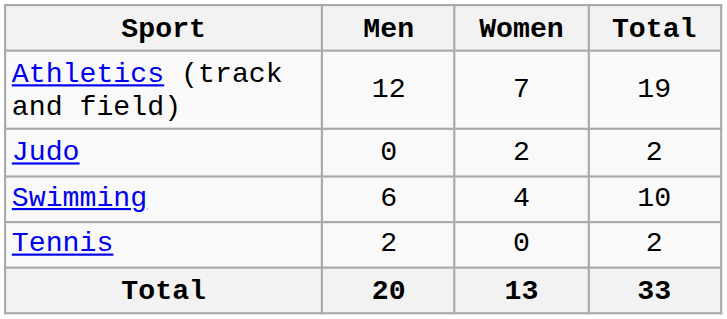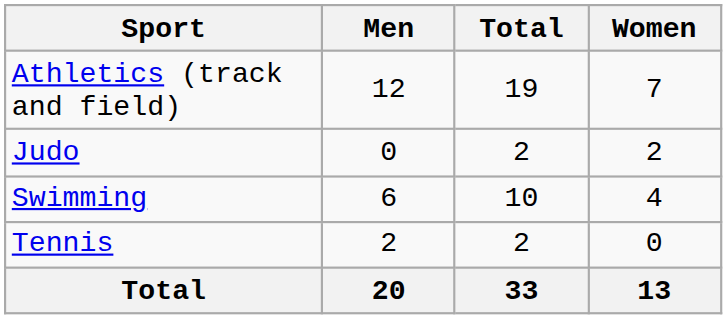columns swapped: (521, 28) <-> (654, 28)
